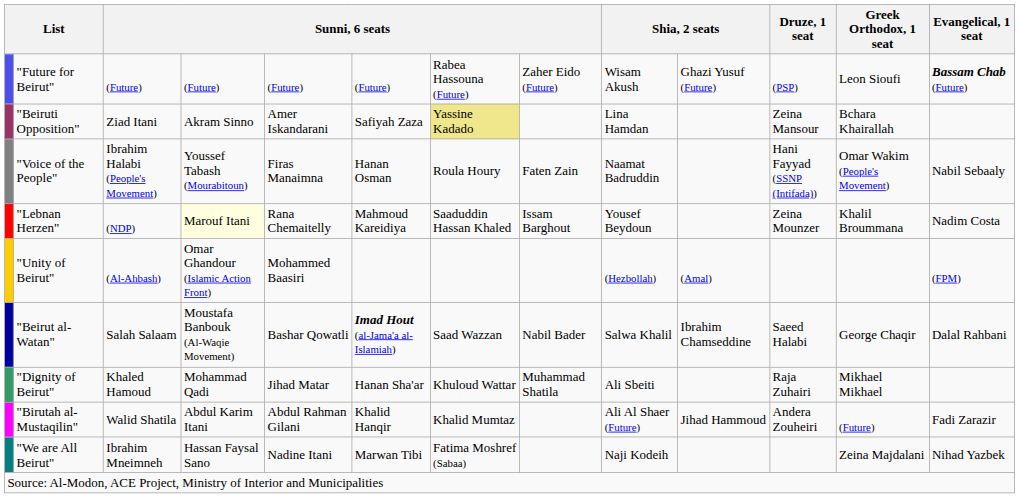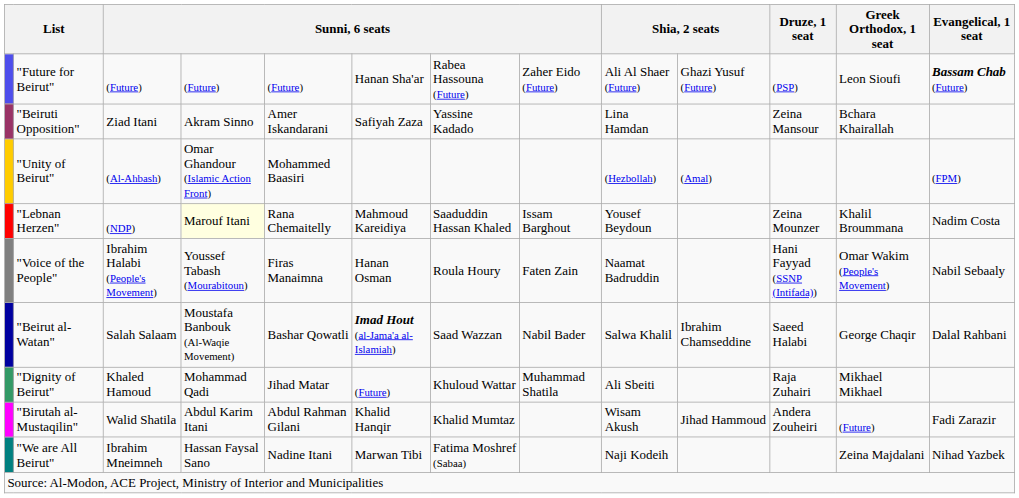(373, 87) (Future) -> (389, 79) Hanan Sha'ar
(623, 79) Wisam Akush -> (637, 79) Ali Al Shaer (Future)
(453, 121) khaki background -> (453, 121) no background
rows swapped: (41, 270) <-> (50, 171)
(389, 384) Hanan Sha'ar -> (373, 392) (Future)
(637, 419) Ali Al Shaer (Future) -> (623, 419) Wisam Akush
